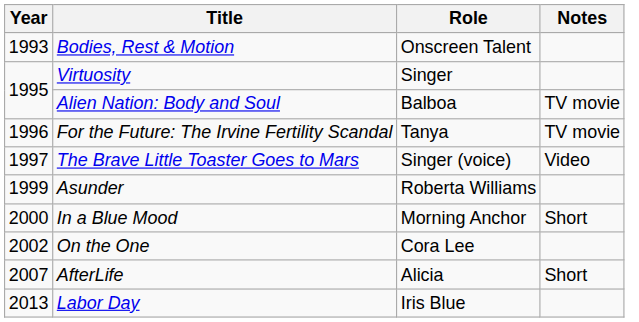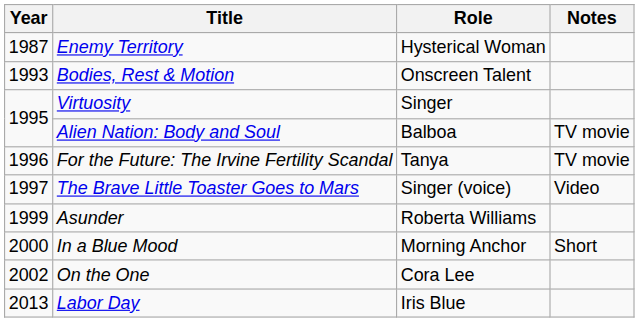+ row: (120, 47)
- row: (90, 274)
